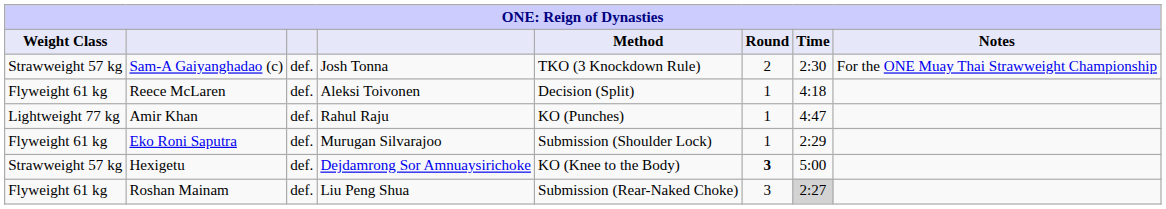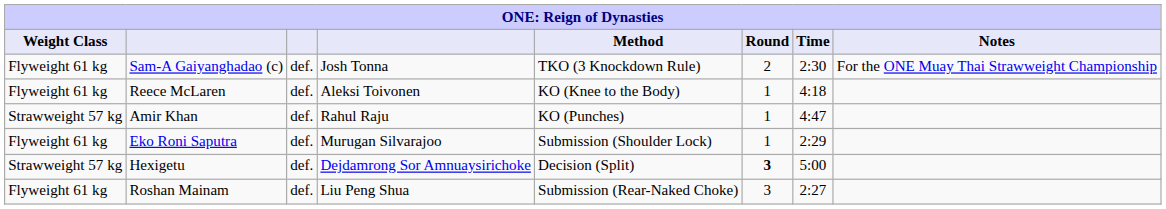(65, 66) Strawweight 57 kg -> (58, 66) Flyweight 61 kg
(586, 91) Decision (Split) -> (609, 91) KO (Knee to the Body)
(64, 116) Lightweight 77 kg -> (65, 116) Strawweight 57 kg
(609, 166) KO (Knee to the Body) -> (586, 166) Decision (Split)
(813, 190) lightgrey background -> (813, 190) no background
